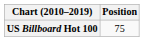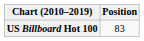(120, 28) 75 -> (120, 28) 83
